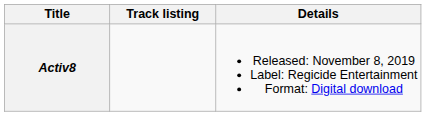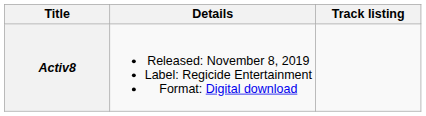columns swapped: (318, 14) <-> (163, 14)
